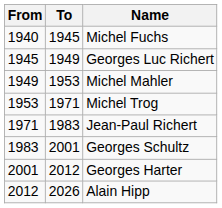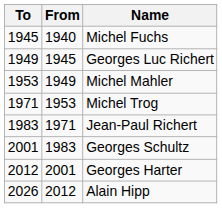columns swapped: (25, 15) <-> (64, 15)
